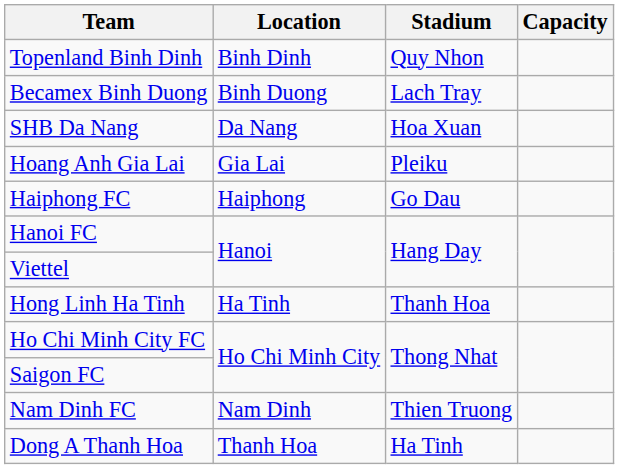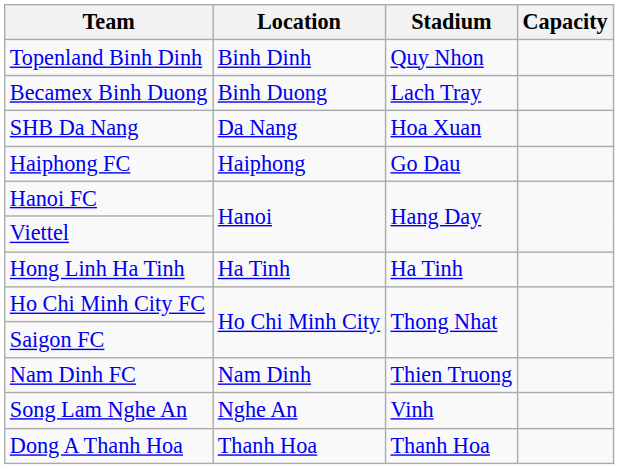- row: (97, 163)
(440, 304) Thanh Hoa -> (427, 269) Ha Tinh
+ row: (98, 410)
(427, 445) Ha Tinh -> (440, 445) Thanh Hoa
